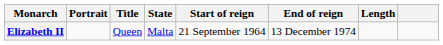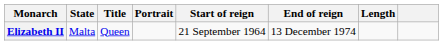columns swapped: (88, 13) <-> (160, 13)
